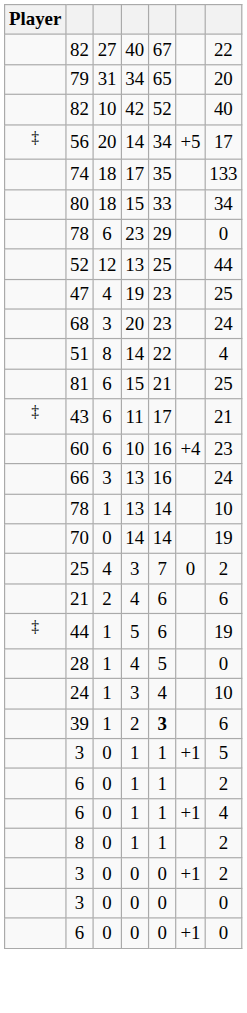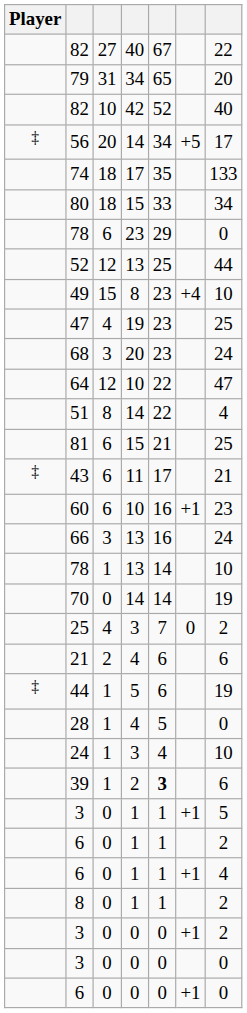+ row: (80, 294)
+ row: (80, 383)
(190, 448) +4 -> (190, 508) +1
